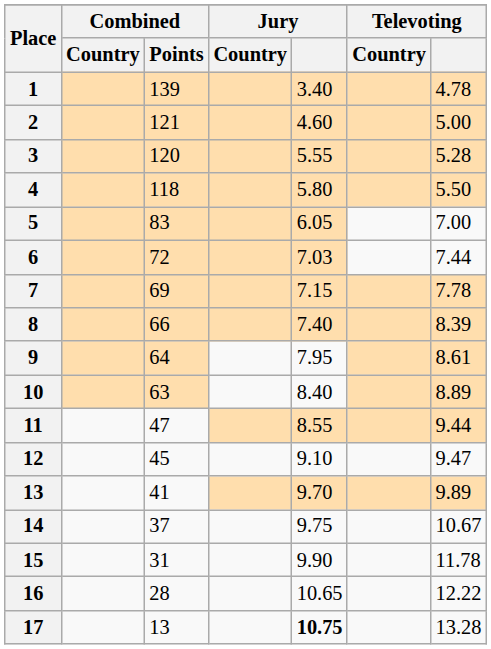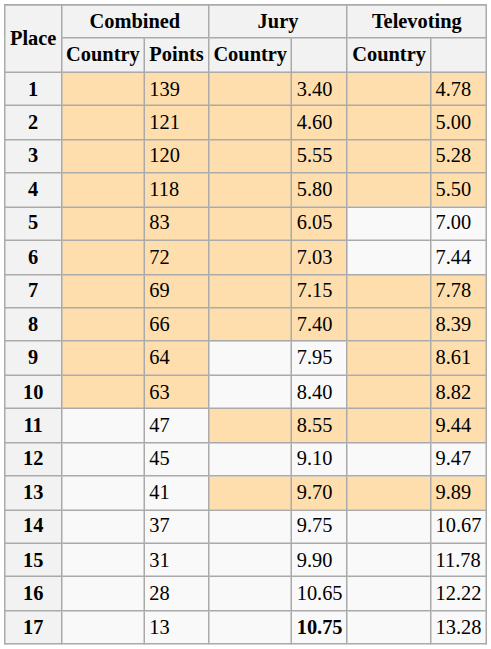(453, 391) 8.89 -> (453, 391) 8.82
